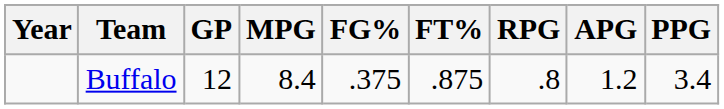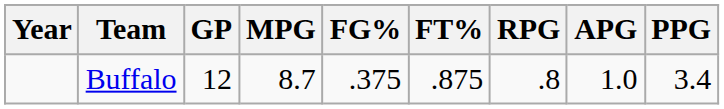(297, 78) 8.4 -> (297, 78) 8.7
(619, 78) 1.2 -> (619, 78) 1.0
